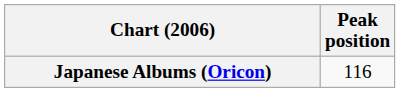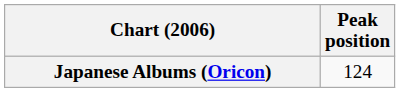(358, 71) 116 -> (358, 71) 124
